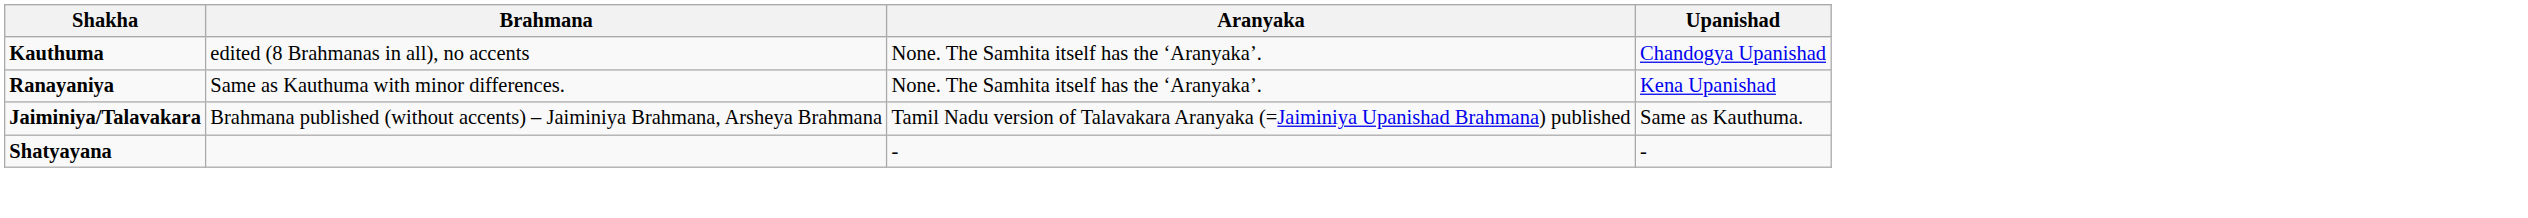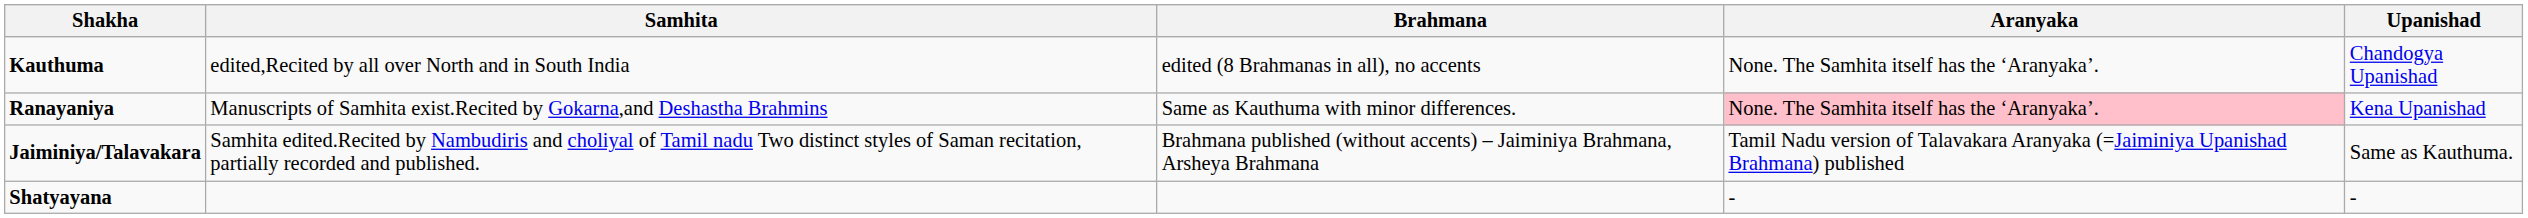+ column: (681, 20)
(1077, 85) no background -> (1914, 108) pink background
